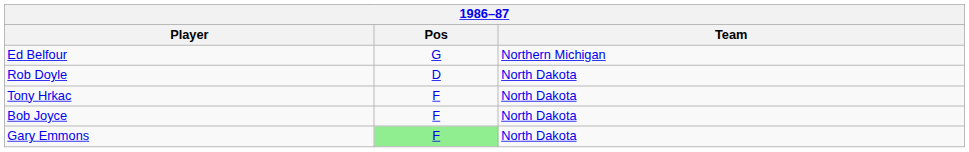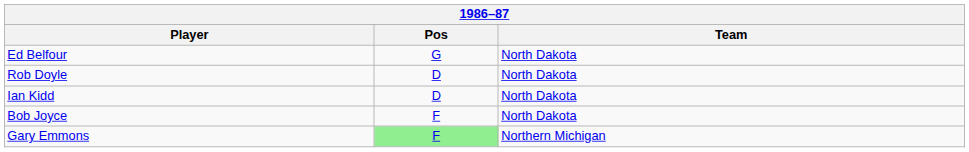(553, 55) Northern Michigan -> (539, 55) North Dakota
+ row: (31, 95)
- row: (39, 95)
(539, 136) North Dakota -> (553, 136) Northern Michigan
